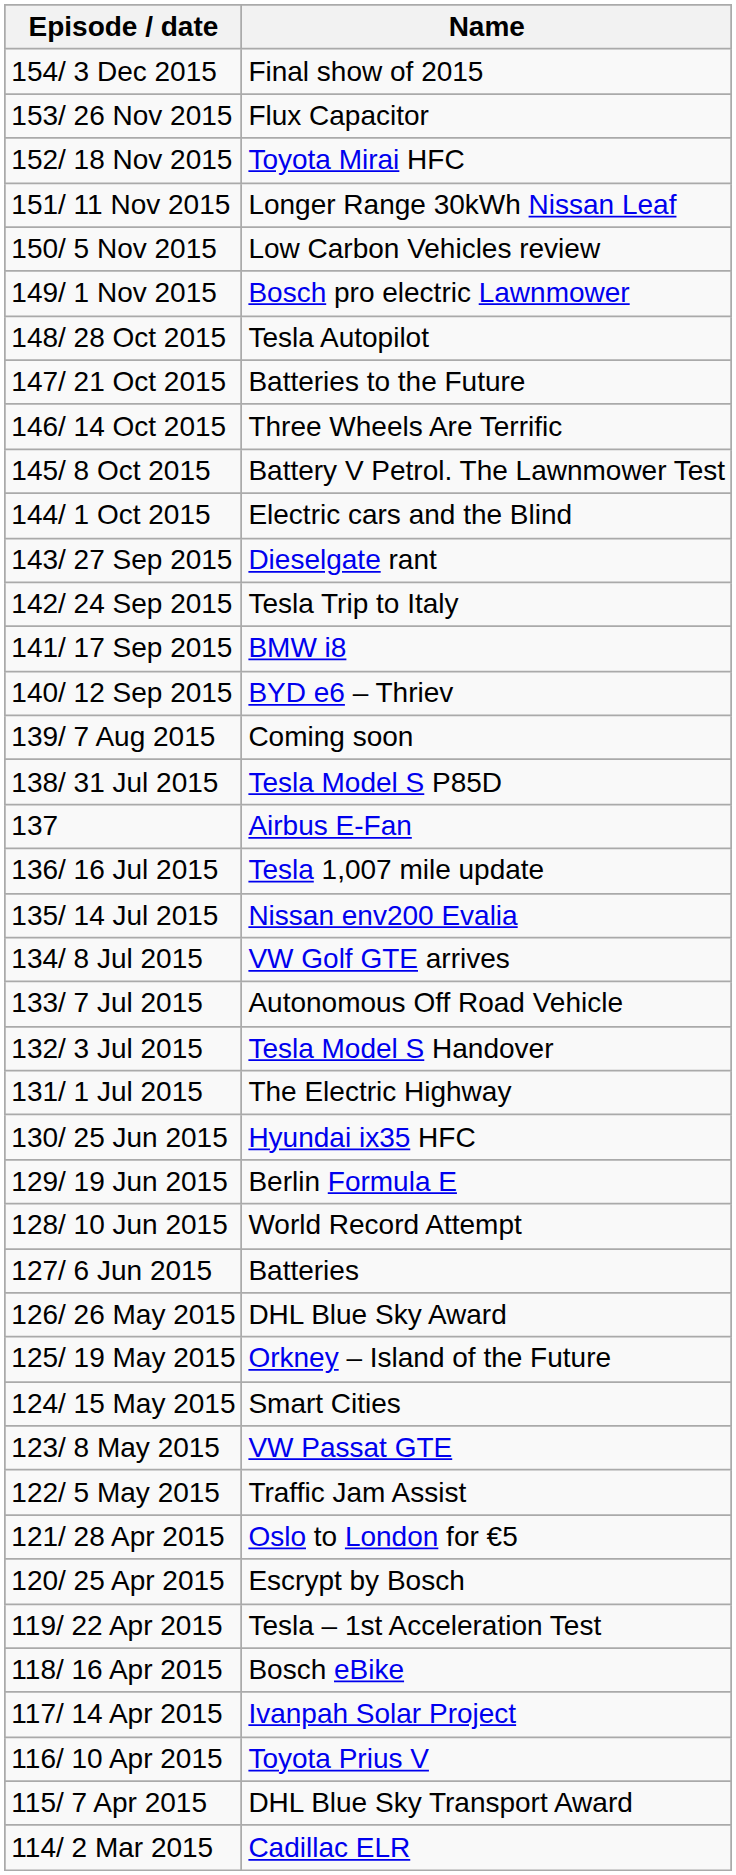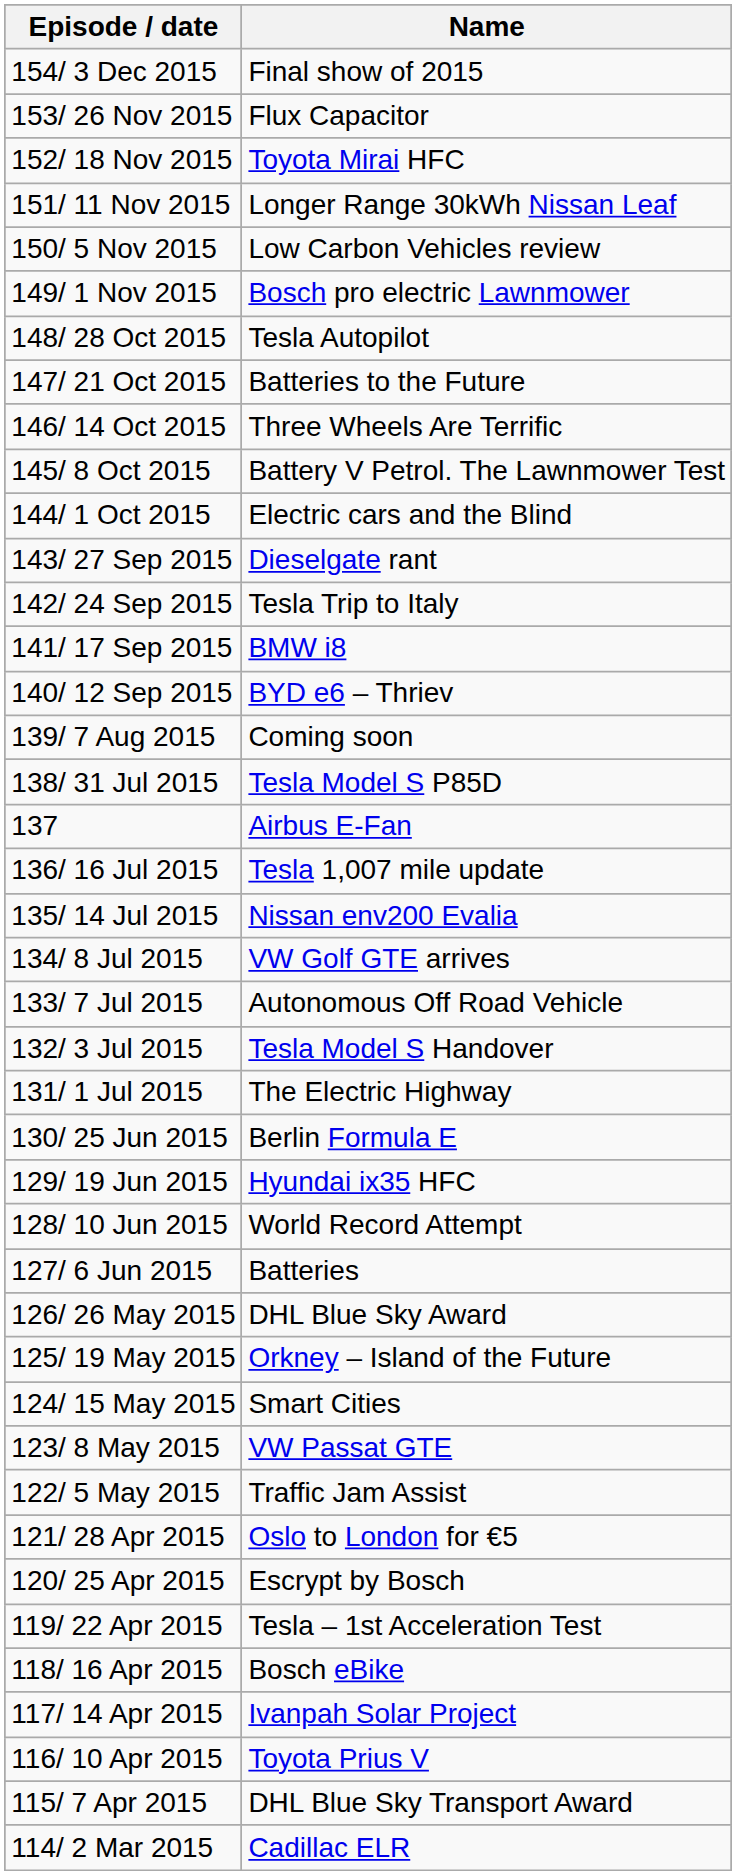(362, 1136) Hyundai ix35 HFC -> (353, 1136) Berlin Formula E
(353, 1181) Berlin Formula E -> (362, 1181) Hyundai ix35 HFC
